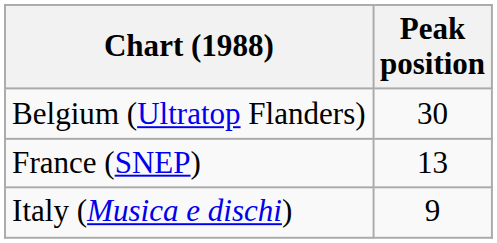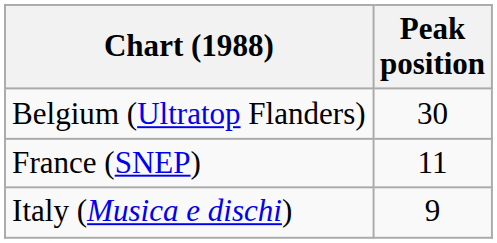(433, 162) 13 -> (433, 162) 11
